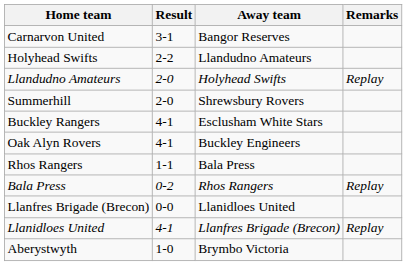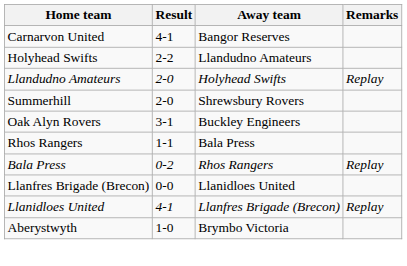(164, 36) 3-1 -> (164, 36) 4-1
- row: (54, 121)
(164, 143) 4-1 -> (164, 121) 3-1
